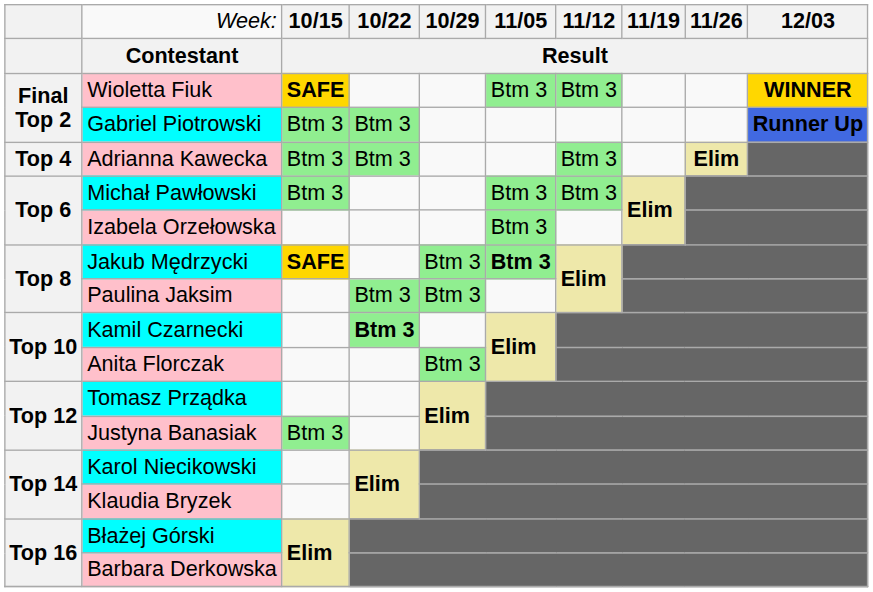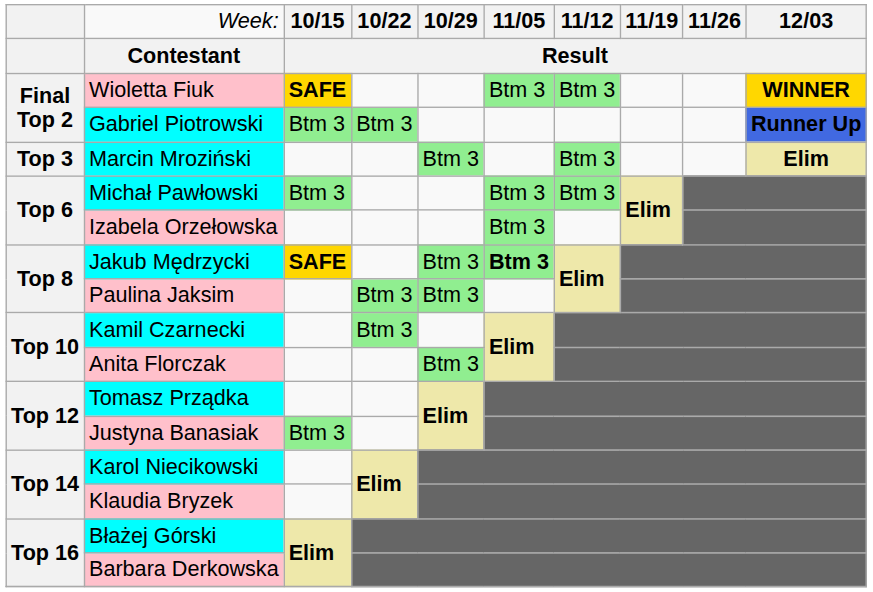+ row: (170, 158)
- row: (177, 158)
(384, 329) bold -> (384, 329) normal
